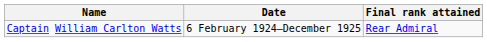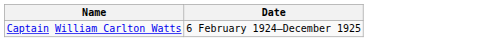- column: (423, 13)
